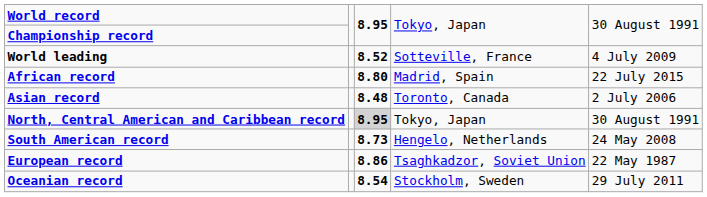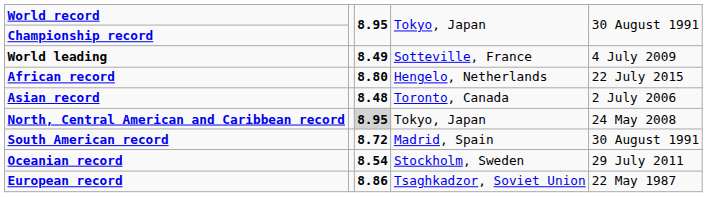(372, 56) 8.52 -> (372, 56) 8.49
(444, 77) Madrid, Spain -> (471, 77) Hengelo, Netherlands
(645, 119) 30 August 1991 -> (634, 119) 24 May 2008
(372, 139) 8.73 -> (372, 139) 8.72
(471, 139) Hengelo, Netherlands -> (444, 139) Madrid, Spain
(634, 139) 24 May 2008 -> (645, 139) 30 August 1991
rows swapped: (65, 160) <-> (65, 181)
